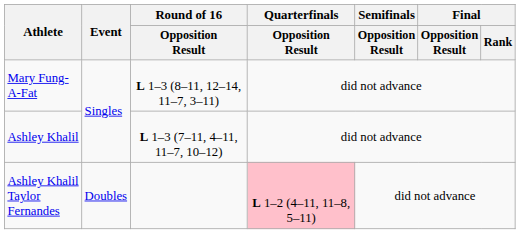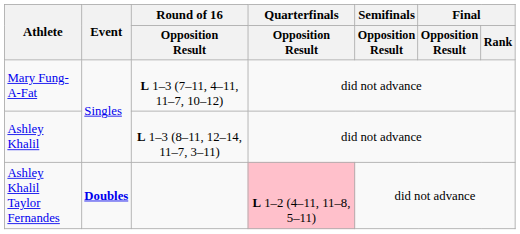(189, 93) L 1–3 (8–11, 12–14, 11–7, 3–11) -> (190, 93) L 1–3 (7–11, 4–11, 11–7, 10–12)
(189, 144) L 1–3 (7–11, 4–11, 11–7, 10–12) -> (190, 144) L 1–3 (8–11, 12–14, 11–7, 3–11)
(106, 195) normal -> (106, 195) bold
